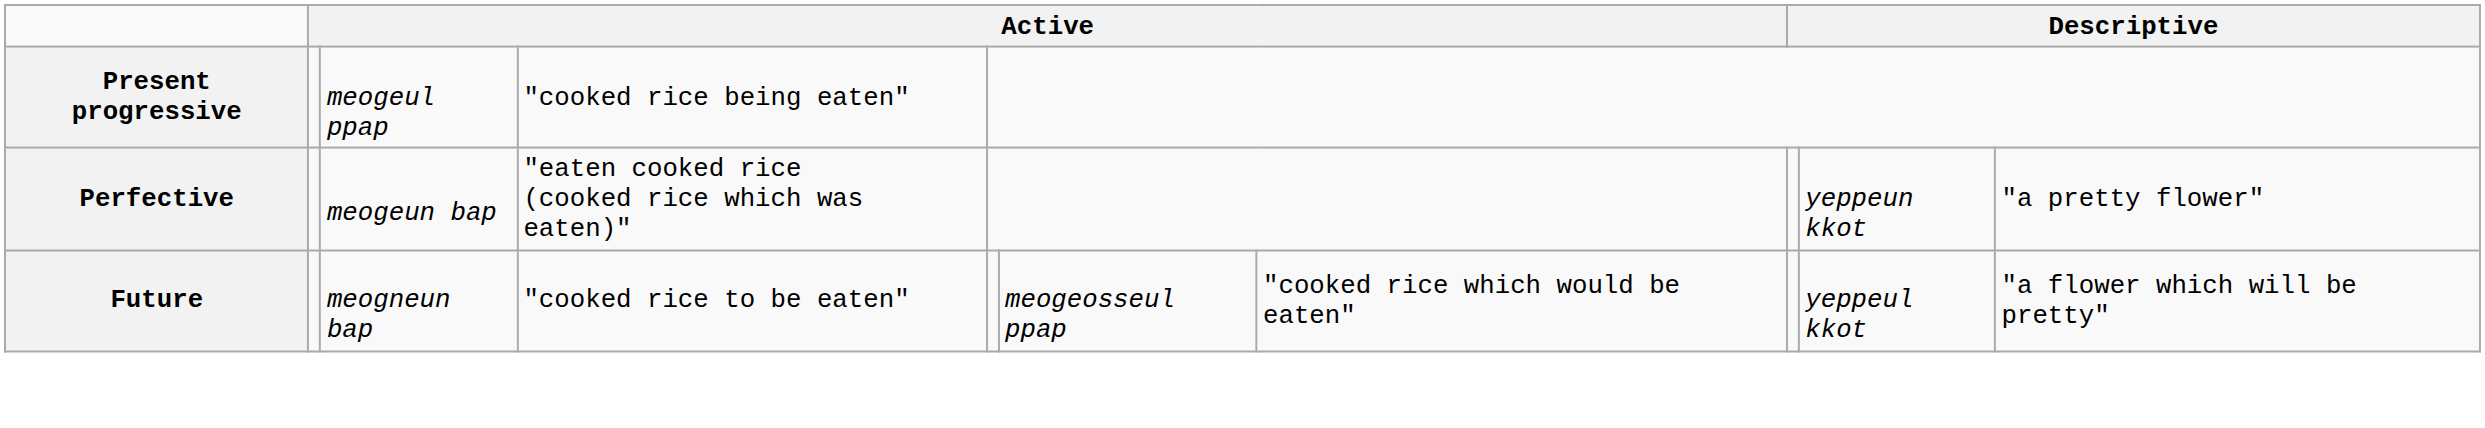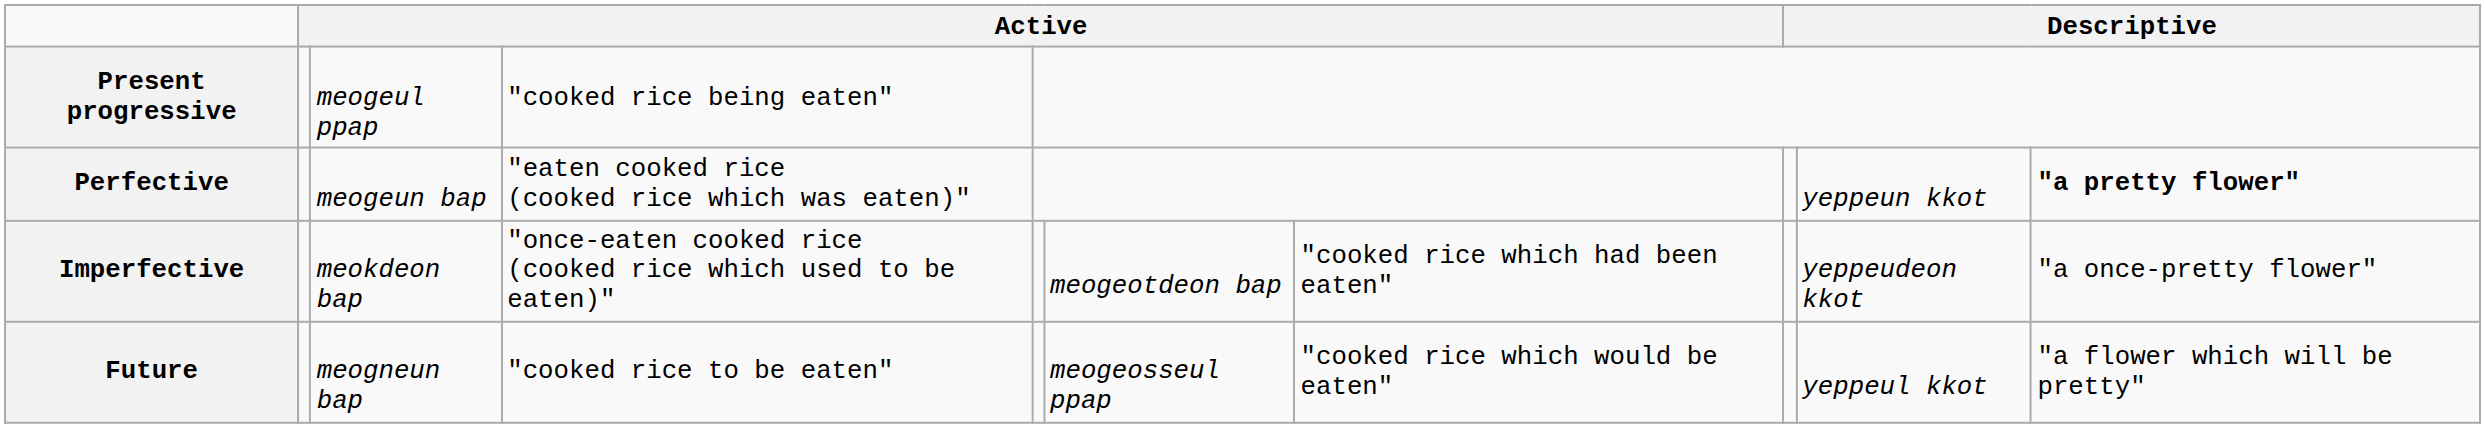(2133, 199) normal -> (2169, 184) bold
+ row: (152, 271)
